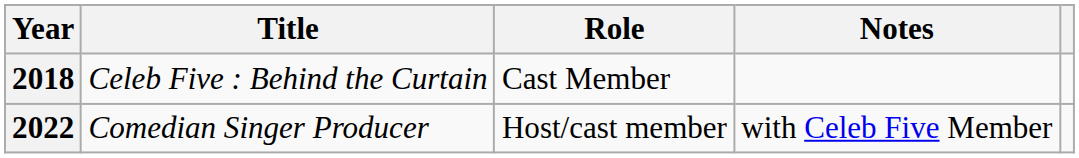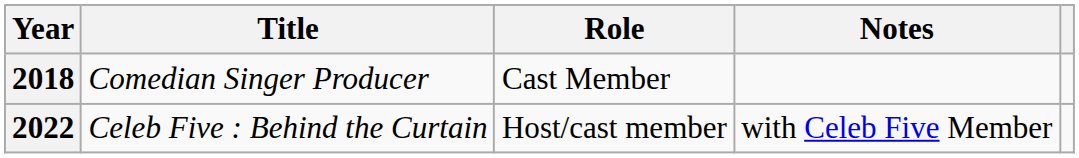(288, 78) Celeb Five : Behind the Curtain -> (259, 78) Comedian Singer Producer
(259, 127) Comedian Singer Producer -> (288, 127) Celeb Five : Behind the Curtain
